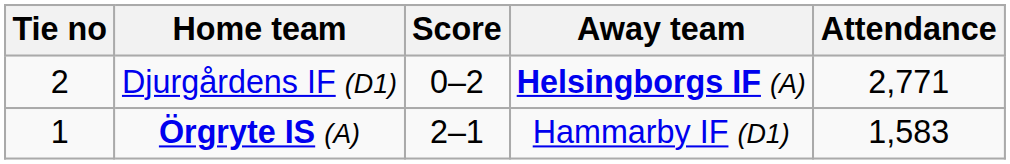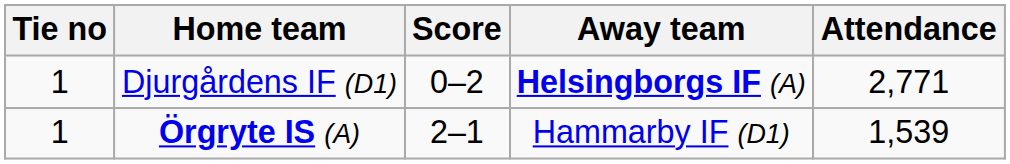(60, 81) 2 -> (60, 81) 1
(909, 132) 1,583 -> (909, 132) 1,539
